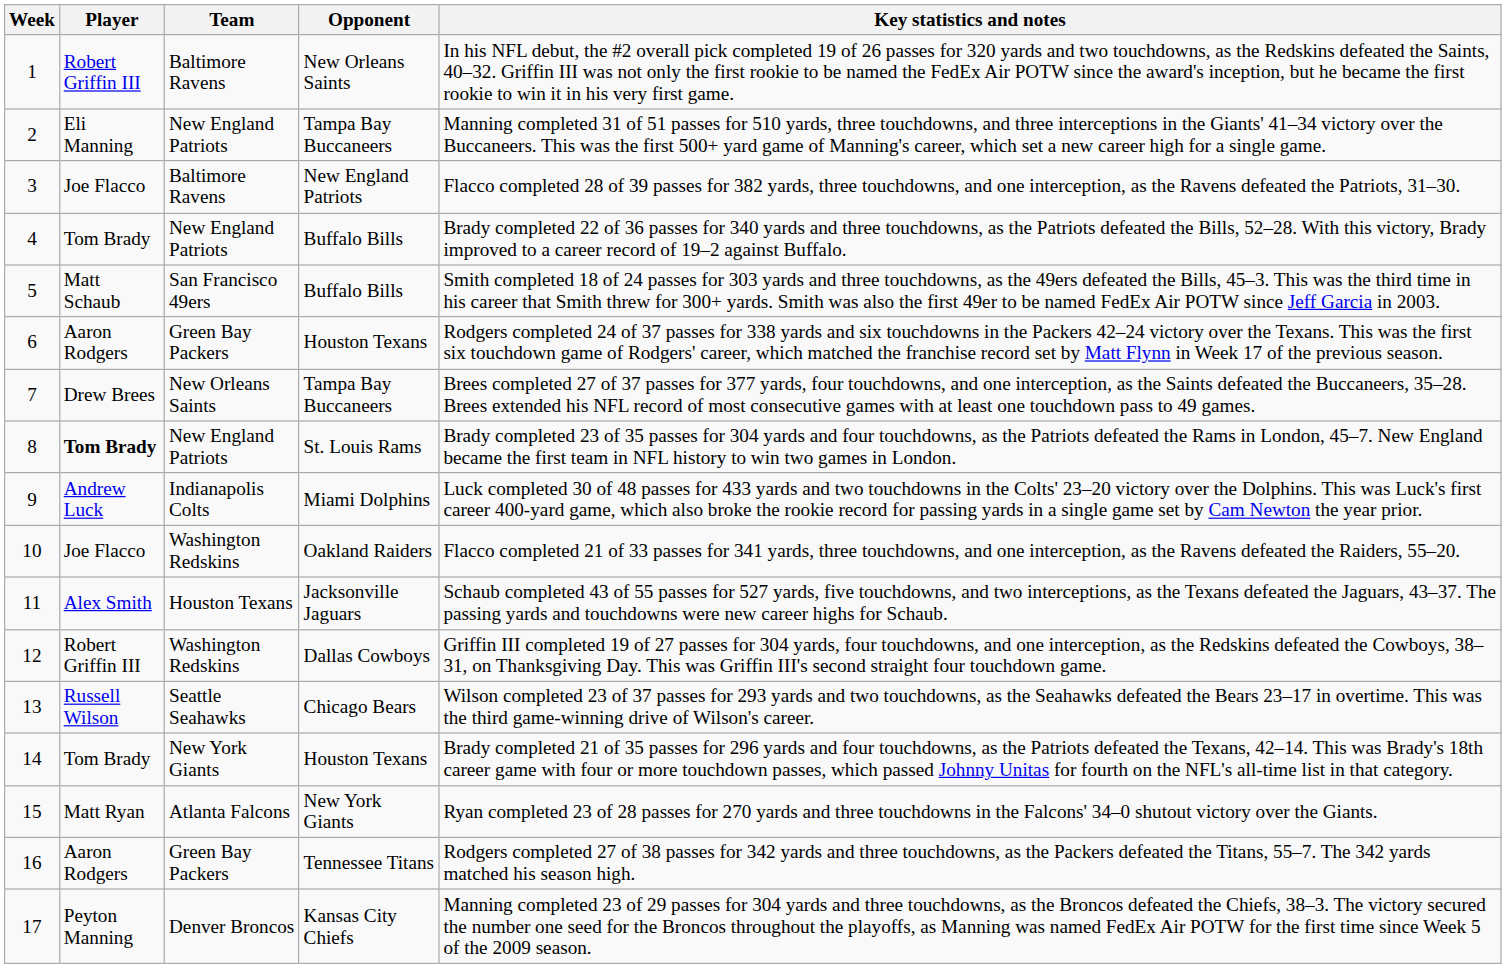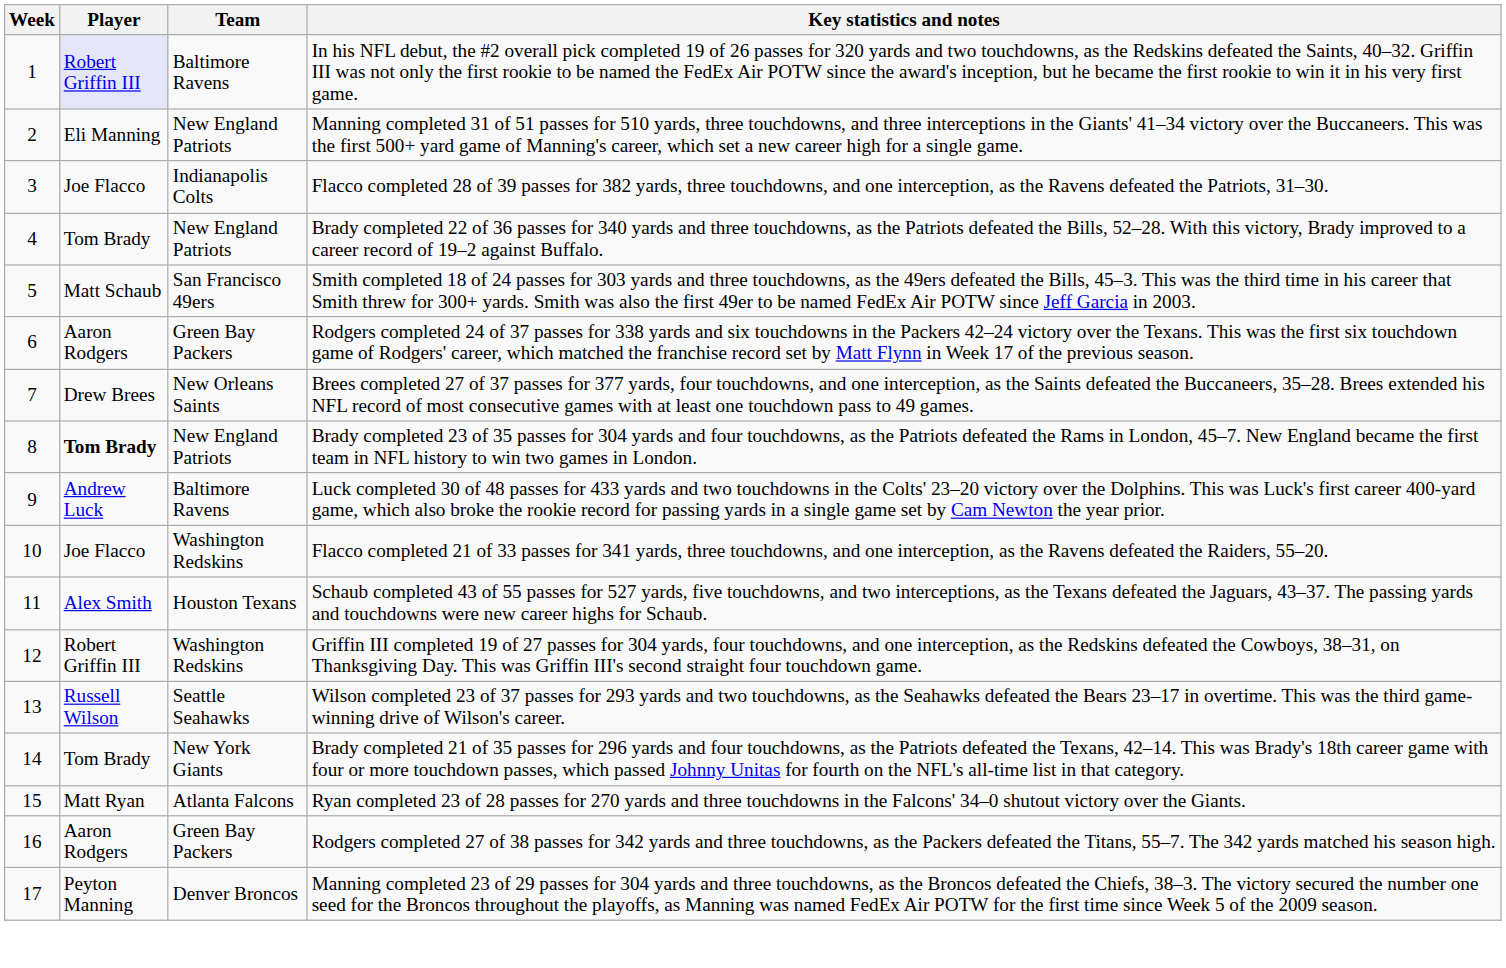- column: (369, 19)
(102, 71) no background -> (102, 71) lavender background
(207, 186) Baltimore Ravens -> (220, 186) Indianapolis Colts
(216, 498) Indianapolis Colts -> (211, 498) Baltimore Ravens
